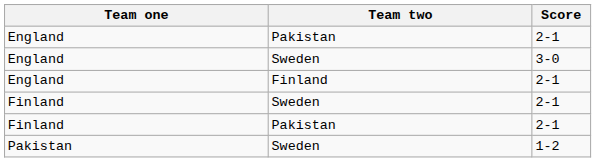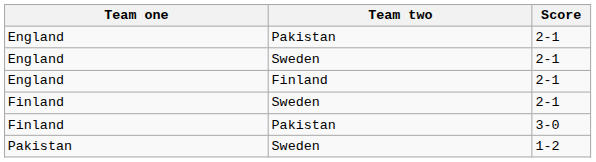(548, 59) 3-0 -> (548, 59) 2-1
(548, 125) 2-1 -> (548, 125) 3-0
